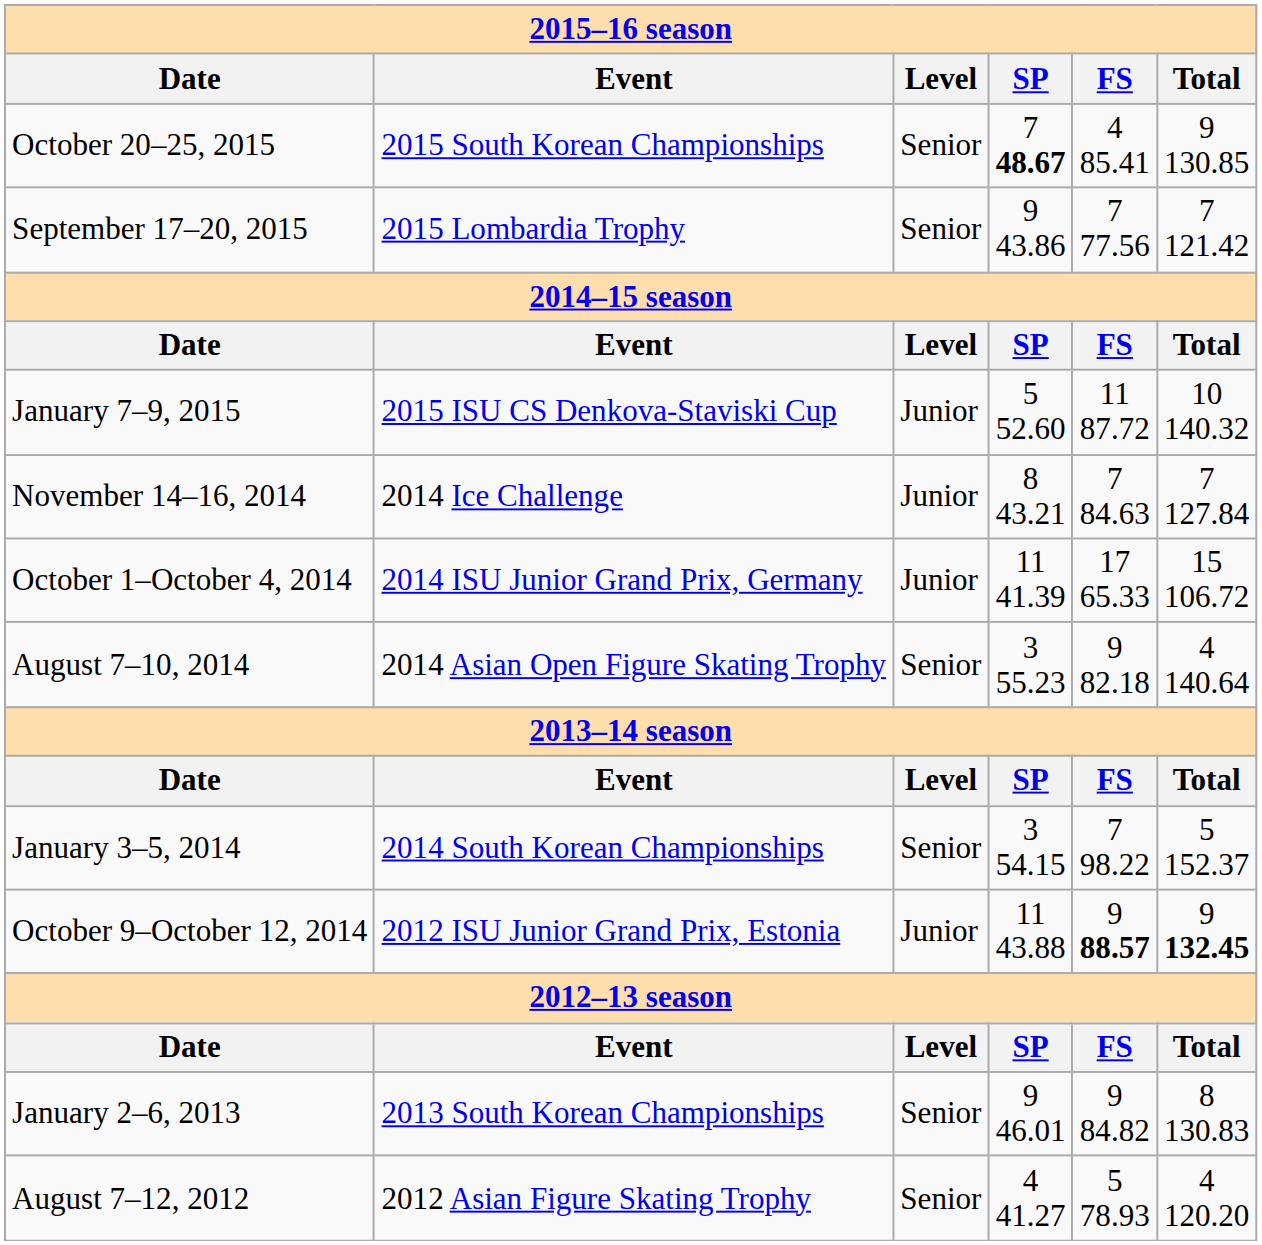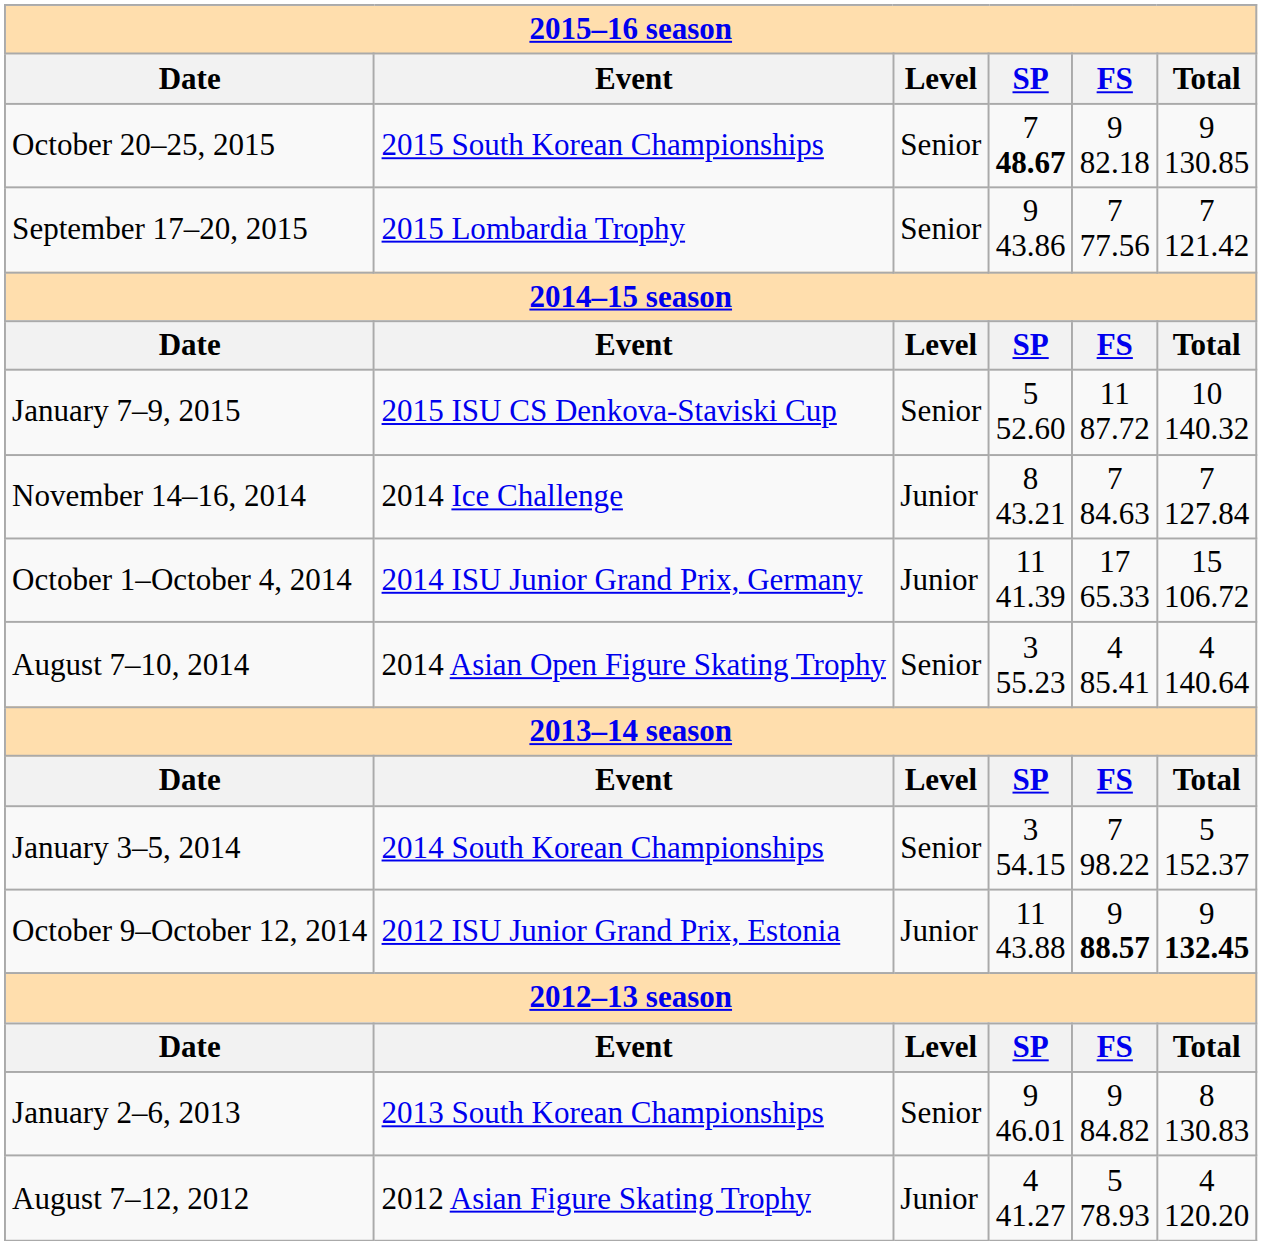(1115, 145) 4 85.41 -> (1115, 145) 9 82.18
(939, 411) Junior -> (941, 411) Senior
(1115, 664) 9 82.18 -> (1115, 664) 4 85.41
(941, 1197) Senior -> (939, 1197) Junior
